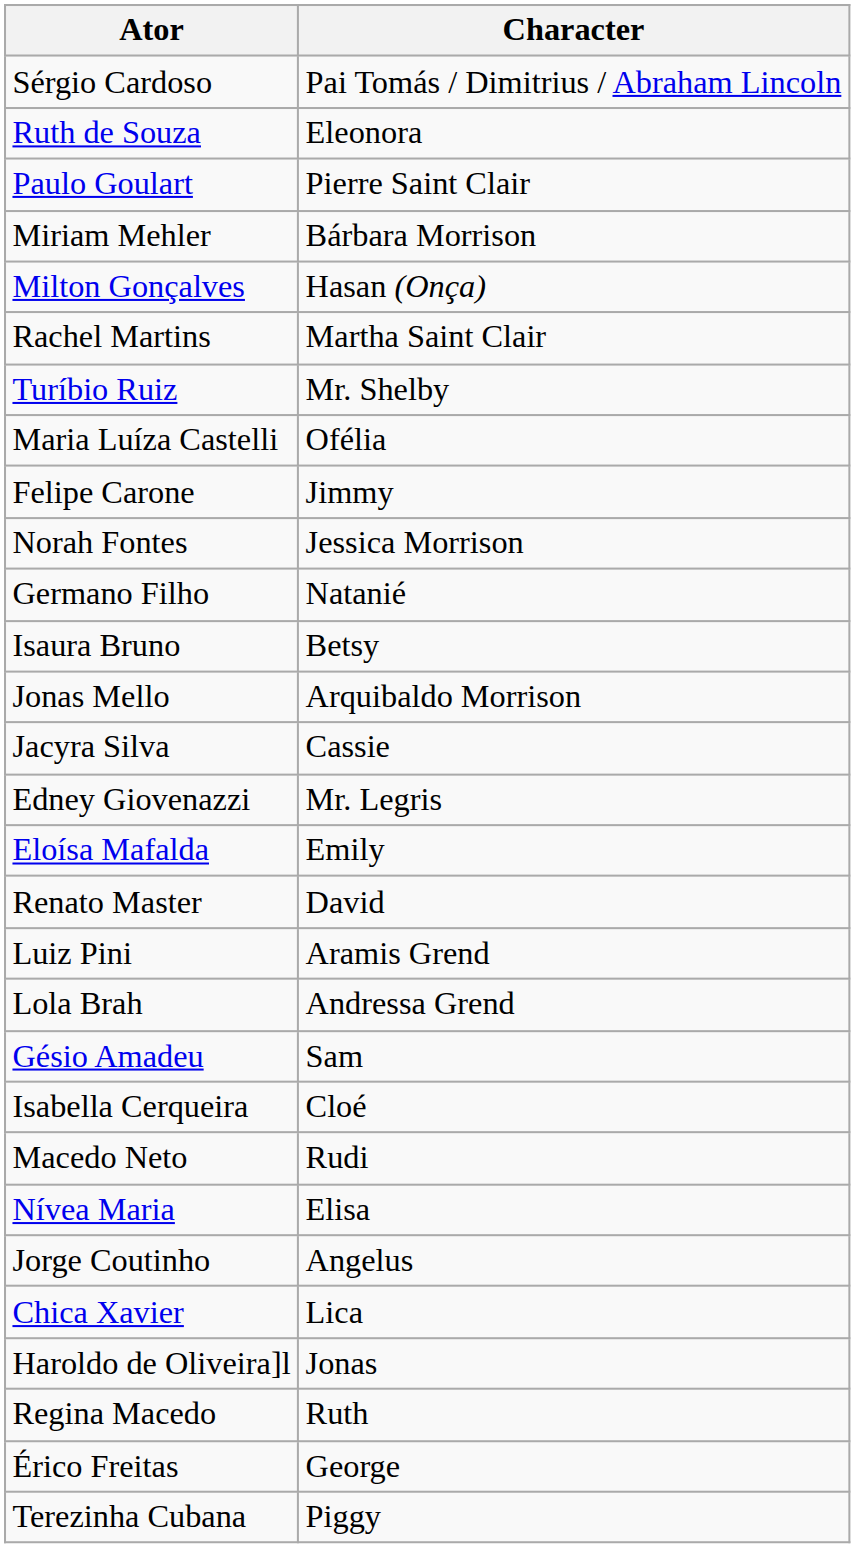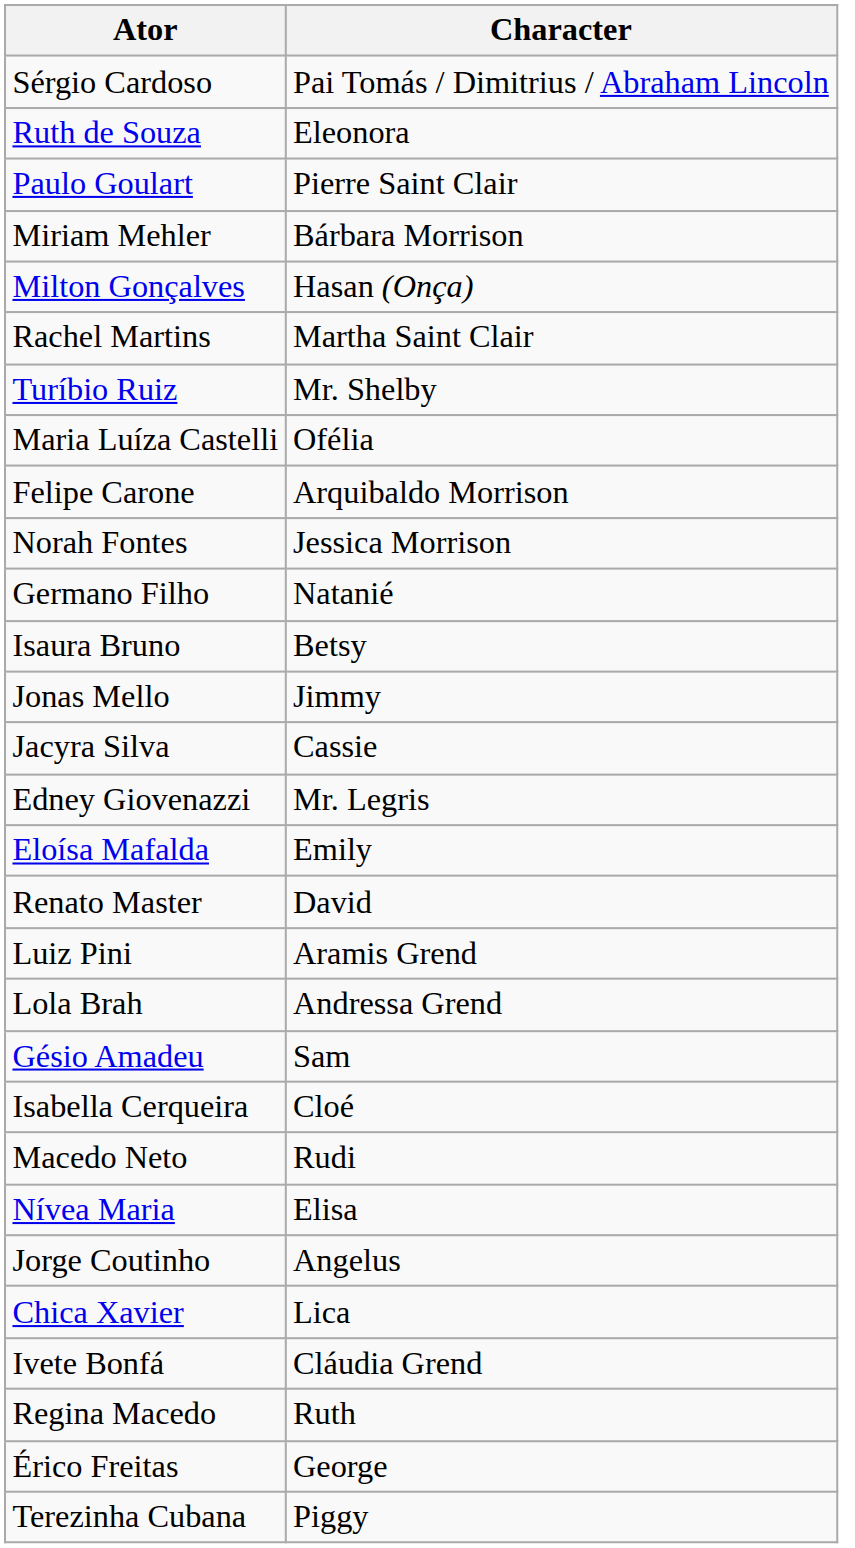(350, 491) Jimmy -> (431, 491) Arquibaldo Morrison
(443, 696) Arquibaldo Morrison -> (337, 696) Jimmy
- row: (152, 1362)
+ row: (88, 1362)
